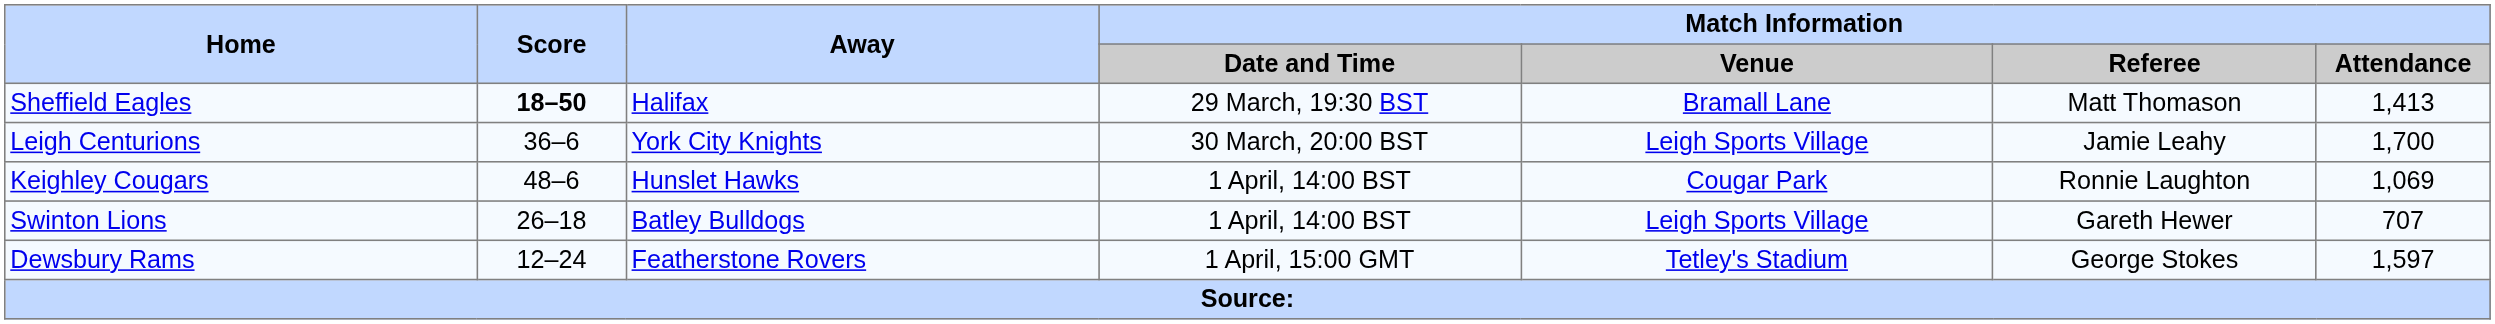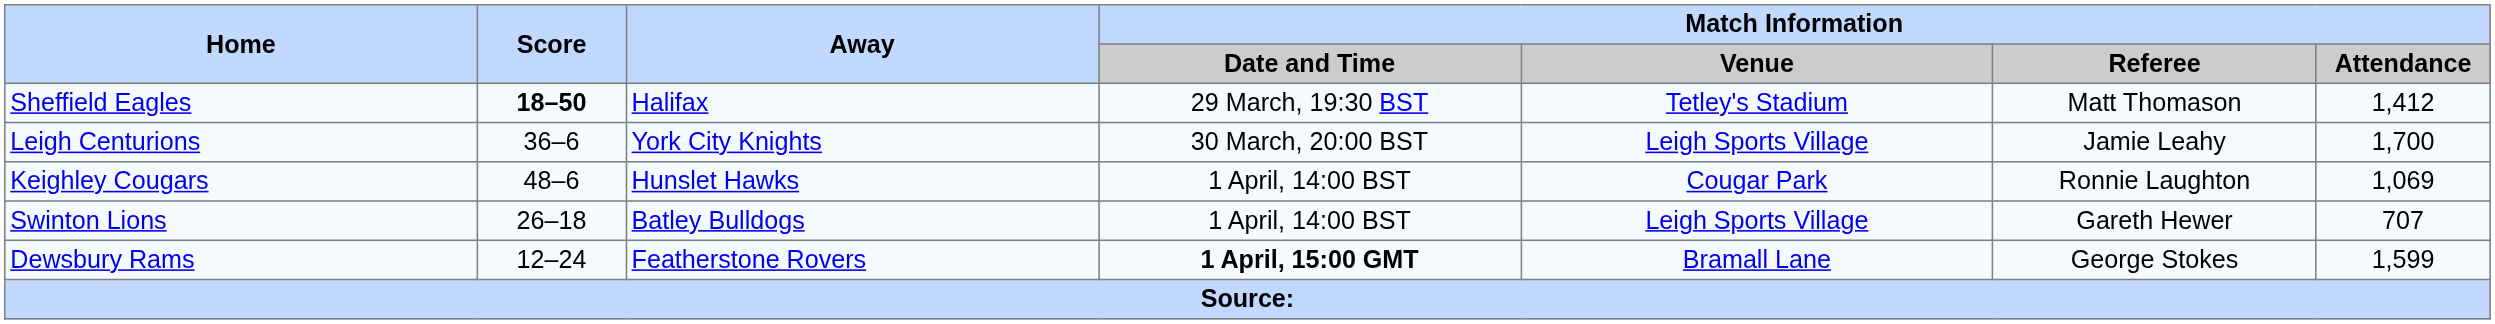(1757, 102) Bramall Lane -> (1757, 102) Tetley's Stadium
(2403, 102) 1,413 -> (2403, 102) 1,412
(1310, 259) normal -> (1310, 259) bold
(1757, 259) Tetley's Stadium -> (1757, 259) Bramall Lane
(2403, 259) 1,597 -> (2403, 259) 1,599
